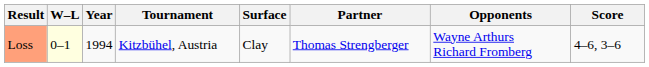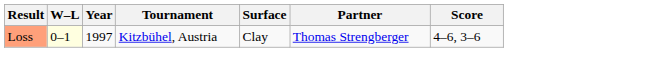- column: (501, 15)
(99, 44) 1994 -> (99, 36) 1997
